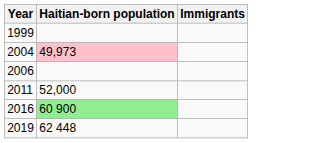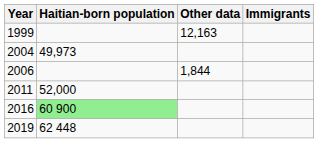+ column: (210, 14)
(58, 52) pink background -> (58, 52) no background
